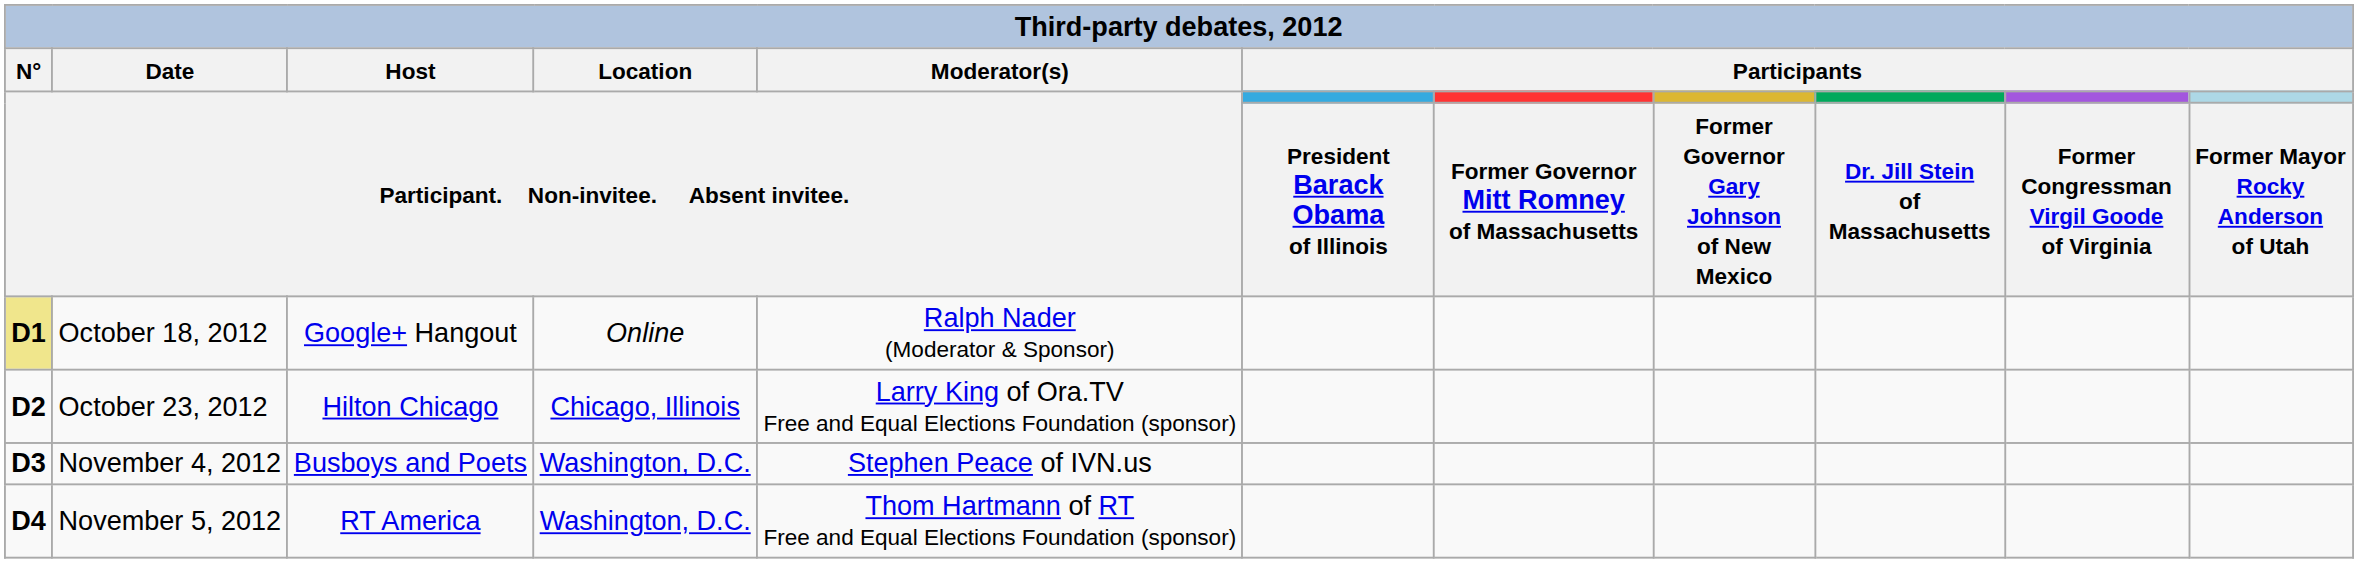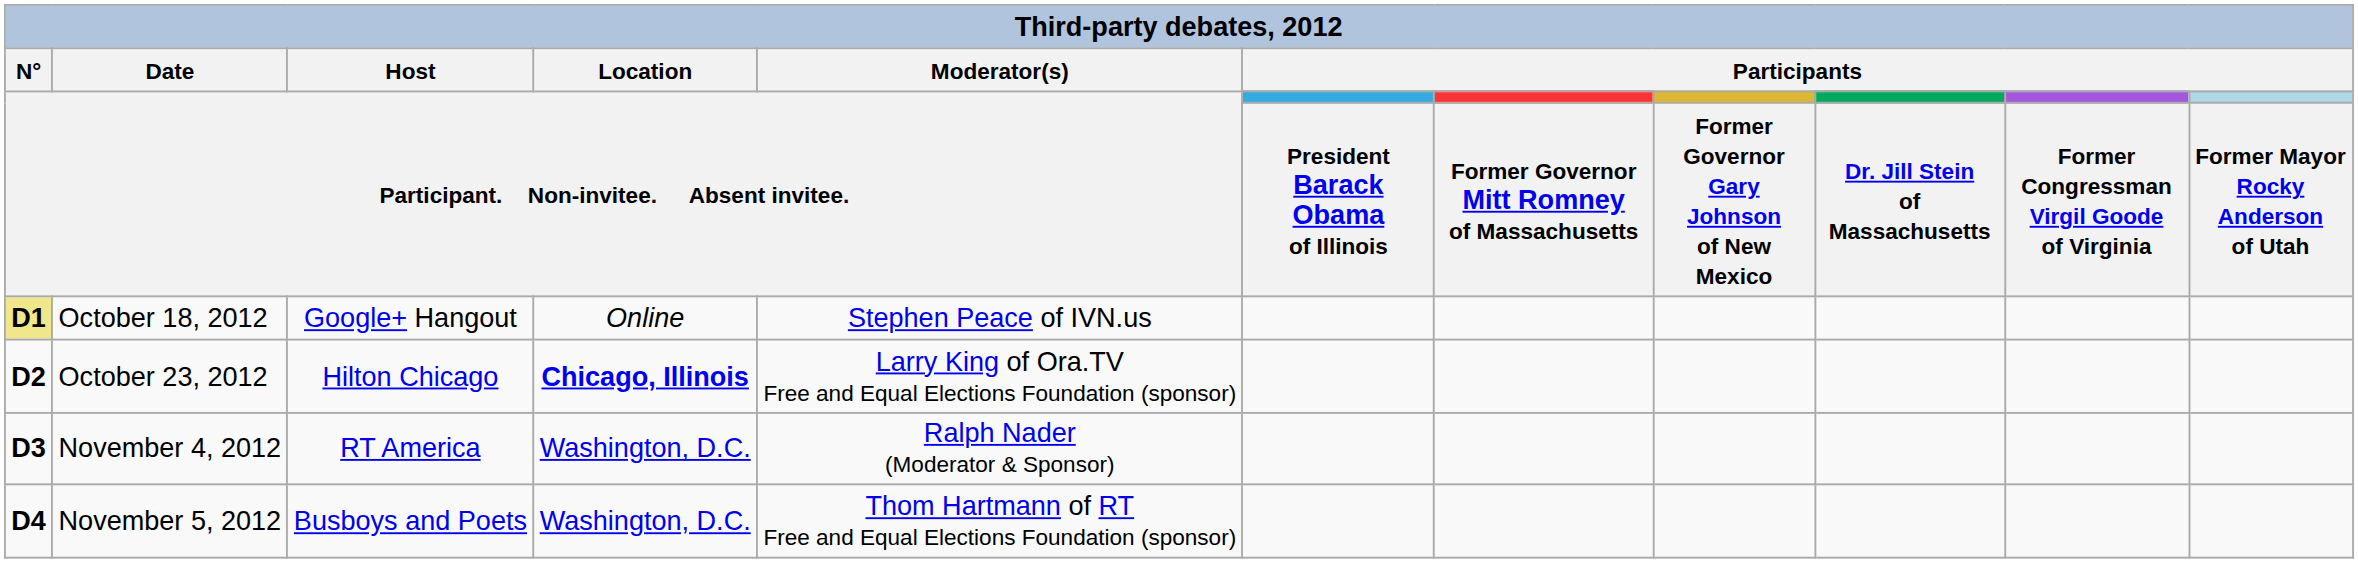(1000, 333) Ralph Nader (Moderator & Sponsor) -> (1000, 318) Stephen Peace of IVN.us
(645, 406) normal -> (645, 376) bold
(410, 464) Busboys and Poets -> (410, 449) RT America
(1000, 464) Stephen Peace of IVN.us -> (1000, 449) Ralph Nader (Moderator & Sponsor)
(410, 522) RT America -> (410, 522) Busboys and Poets
